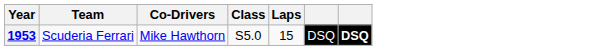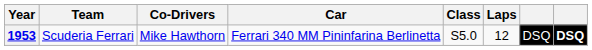+ column: (336, 15)
(286, 35) 15 -> (502, 35) 12
